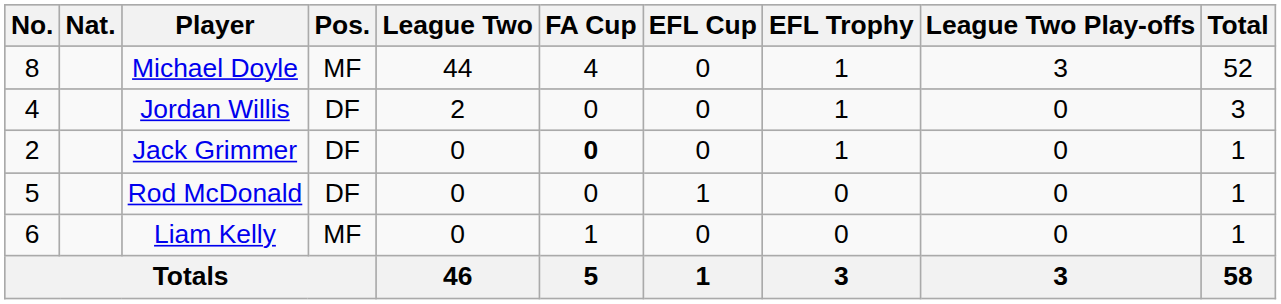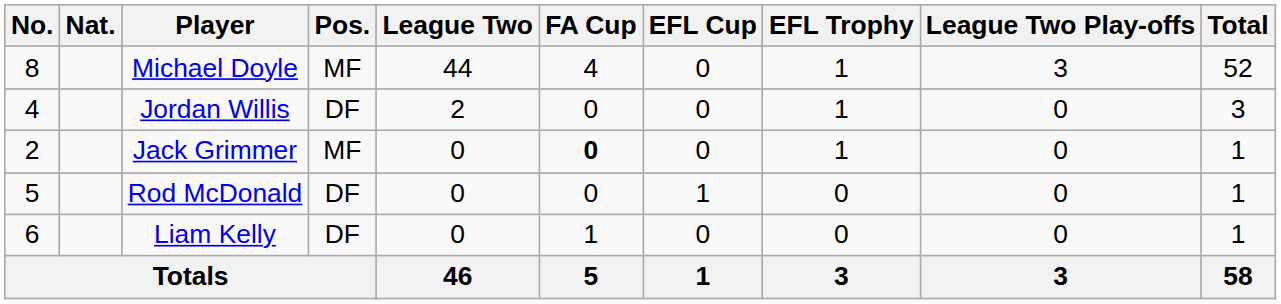(342, 151) DF -> (342, 151) MF
(342, 234) MF -> (342, 234) DF
